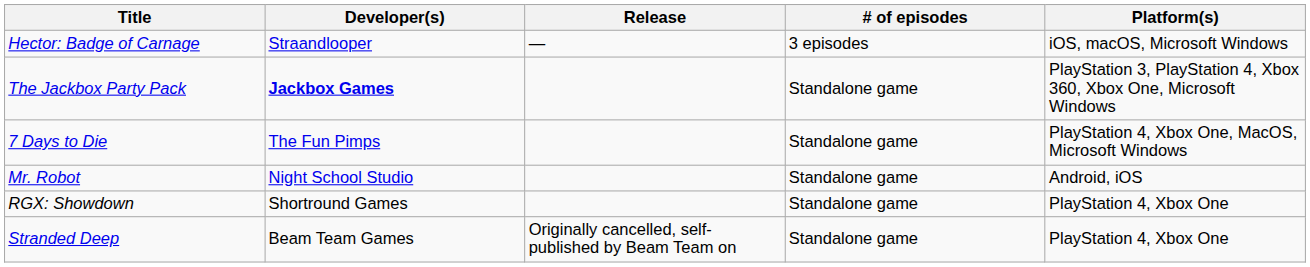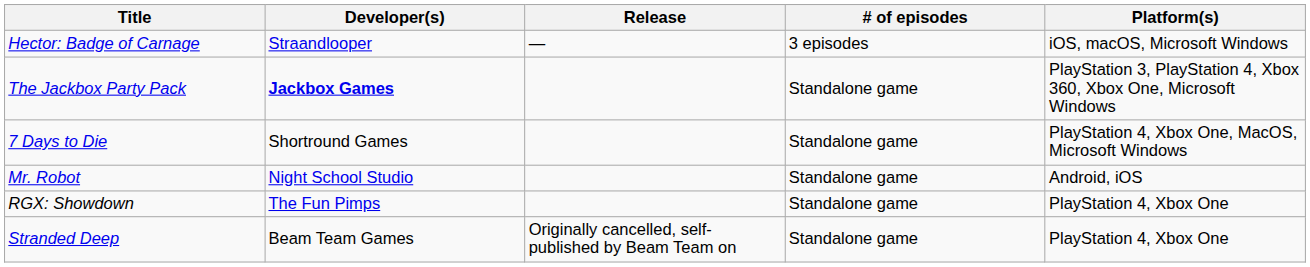(324, 142) The Fun Pimps -> (338, 142) Shortround Games
(338, 203) Shortround Games -> (324, 203) The Fun Pimps
